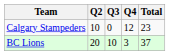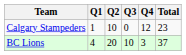+ column: (96, 12)
